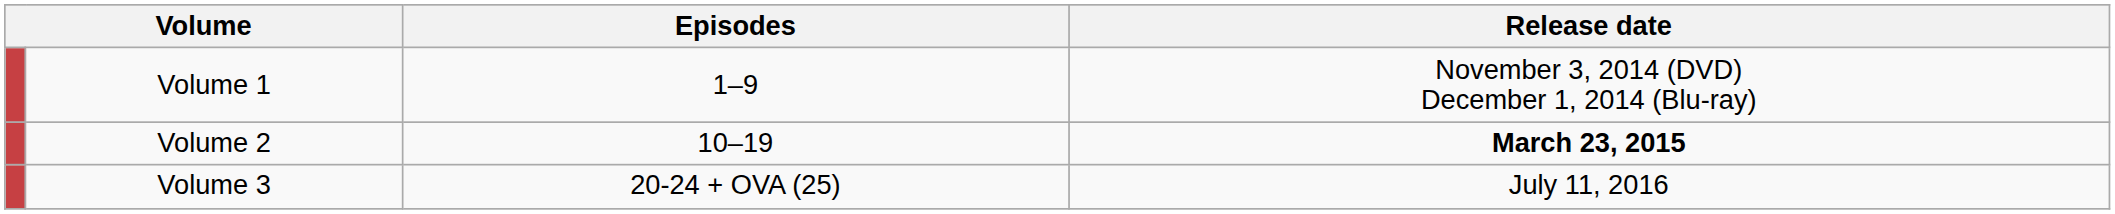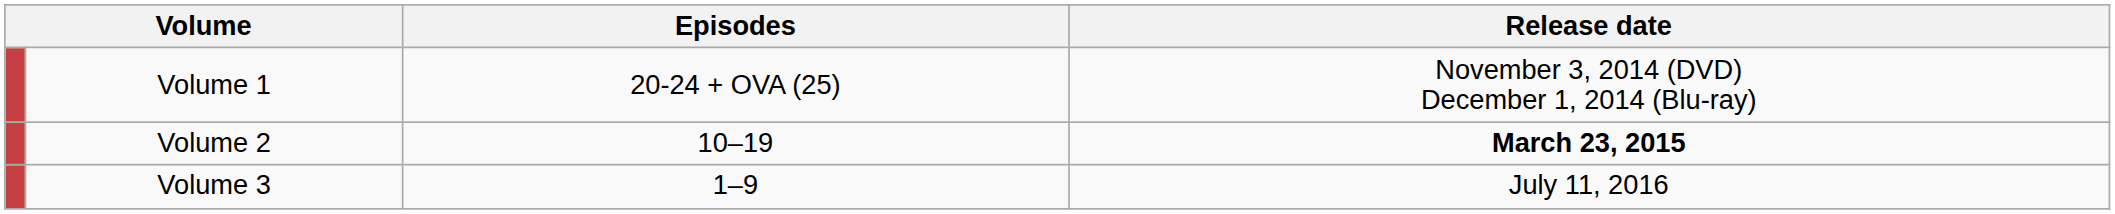(735, 84) 1–9 -> (735, 84) 20-24 + OVA (25)
(735, 186) 20-24 + OVA (25) -> (735, 186) 1–9
